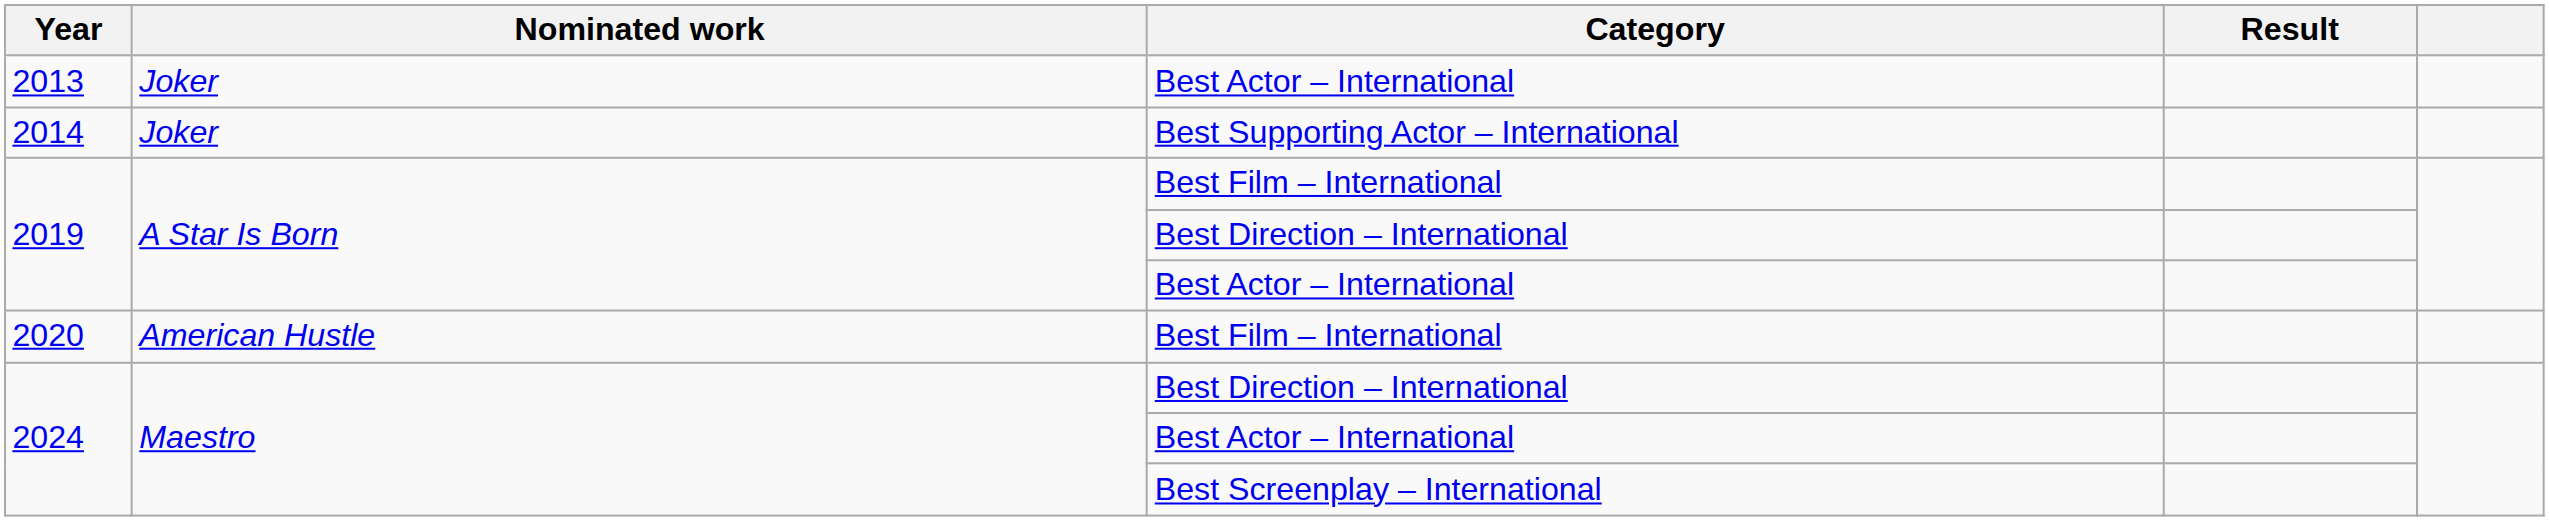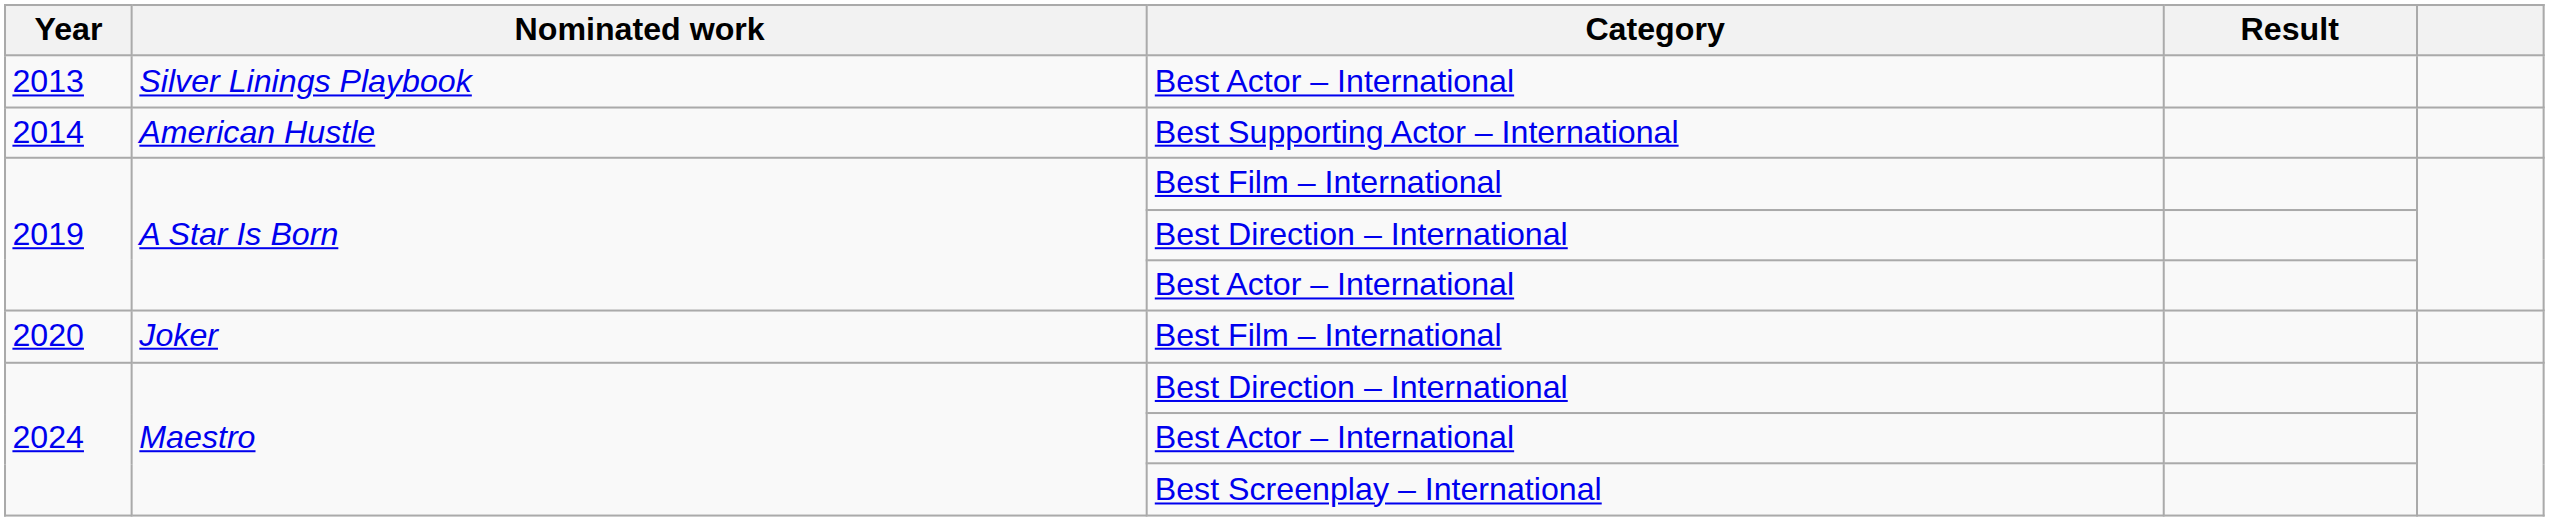(179, 81) Joker -> (306, 81) Silver Linings Playbook
(179, 132) Joker -> (257, 132) American Hustle
(257, 336) American Hustle -> (179, 336) Joker
